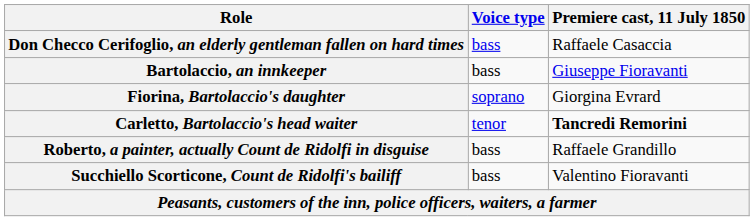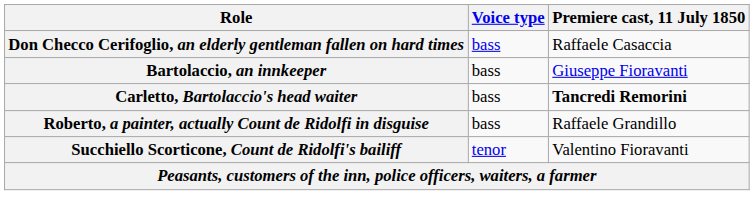- row: (236, 96)
(489, 123) tenor -> (486, 96) bass
(486, 176) bass -> (489, 149) tenor
